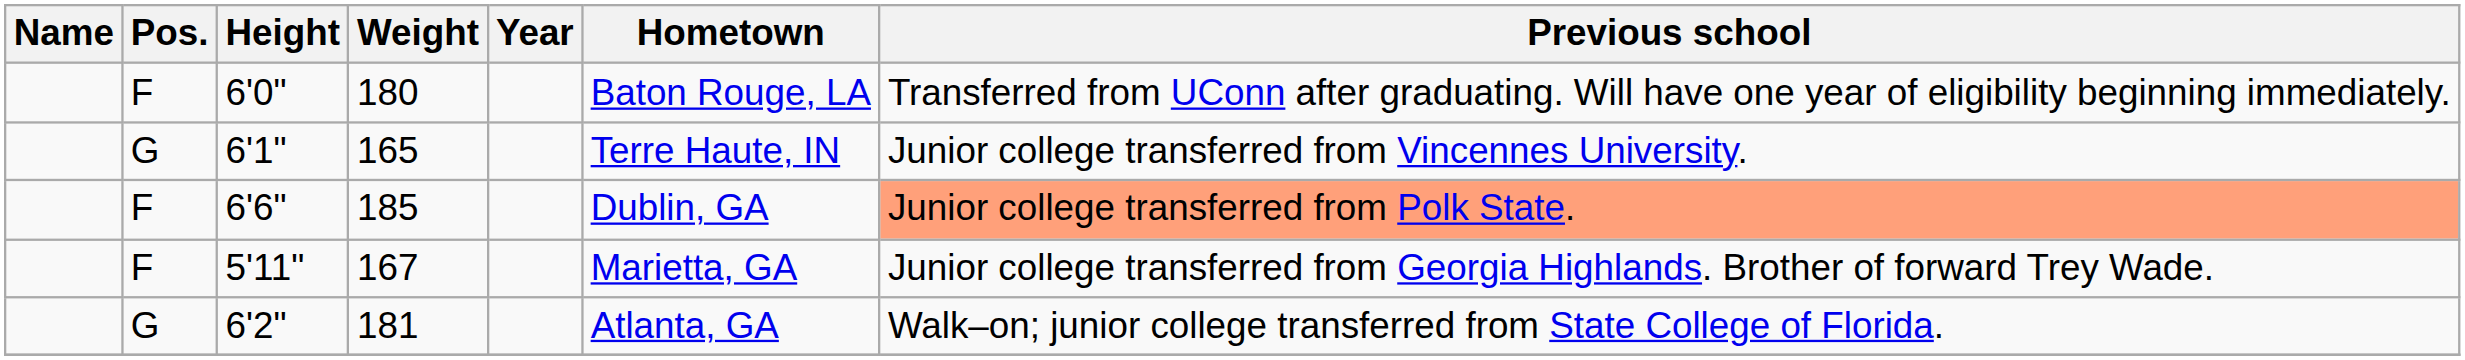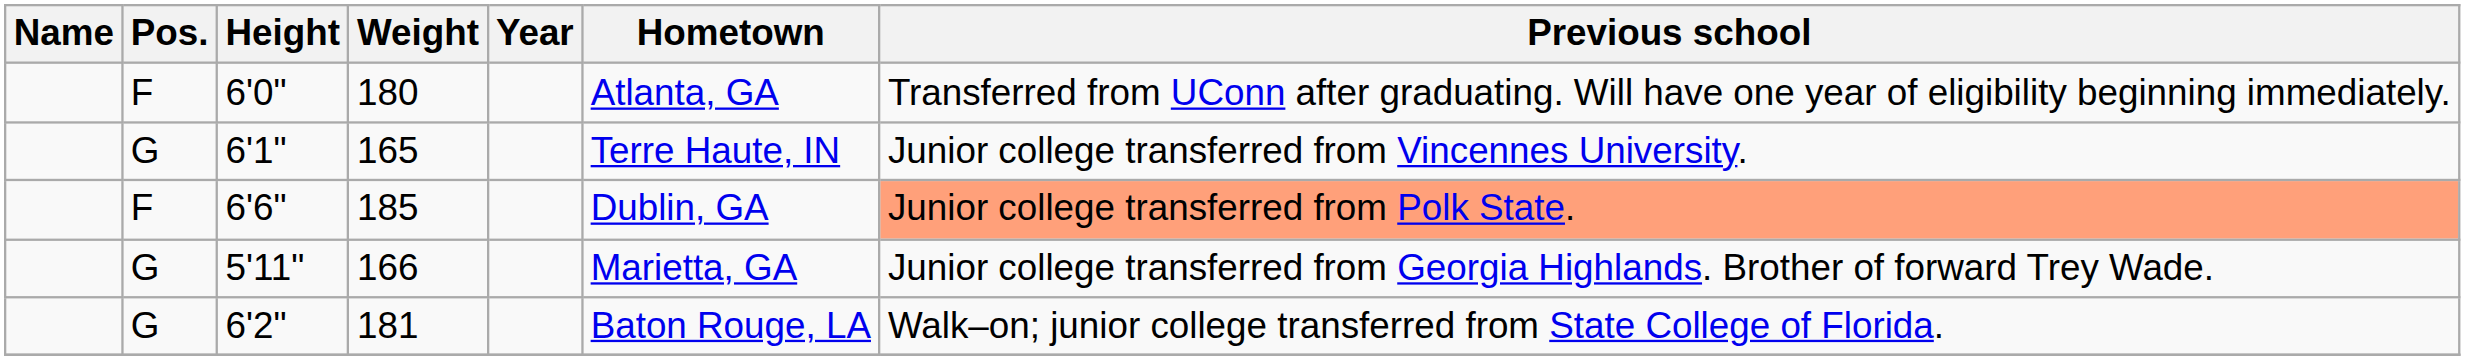(731, 92) Baton Rouge, LA -> (685, 92) Atlanta, GA
(142, 267) F -> (145, 267) G
(388, 267) 167 -> (388, 267) 166
(685, 325) Atlanta, GA -> (731, 325) Baton Rouge, LA
